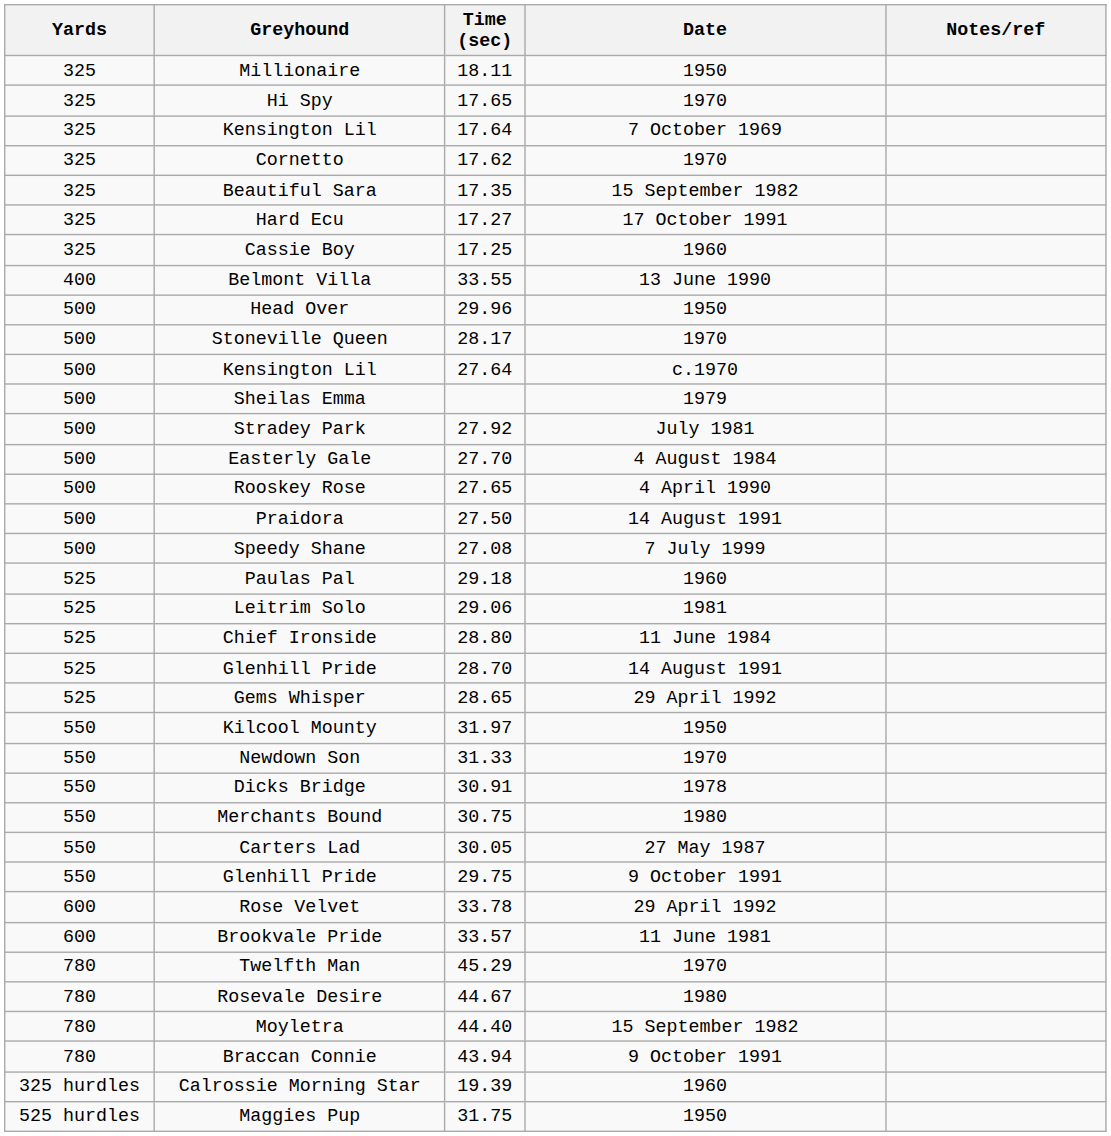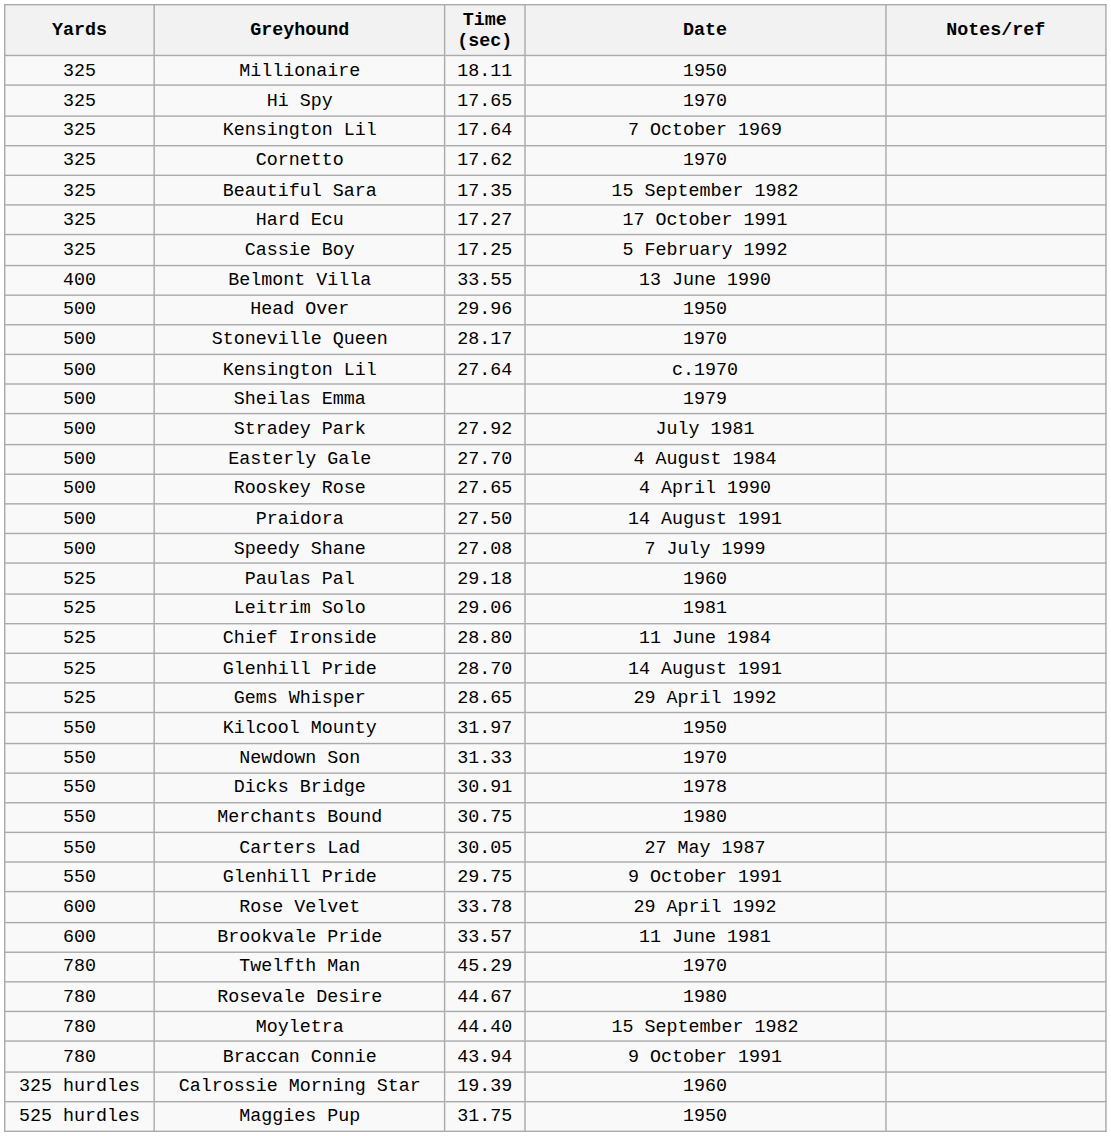(705, 250) 1960 -> (705, 250) 5 February 1992
